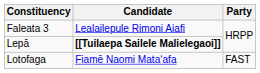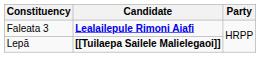(130, 28) normal -> (135, 28) bold
- row: (26, 60)
